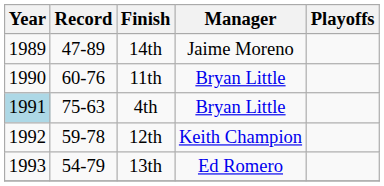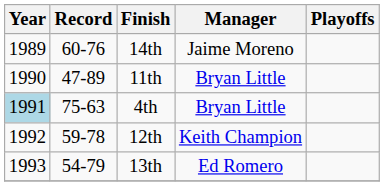(83, 48) 47-89 -> (83, 48) 60-76
(83, 78) 60-76 -> (83, 78) 47-89
